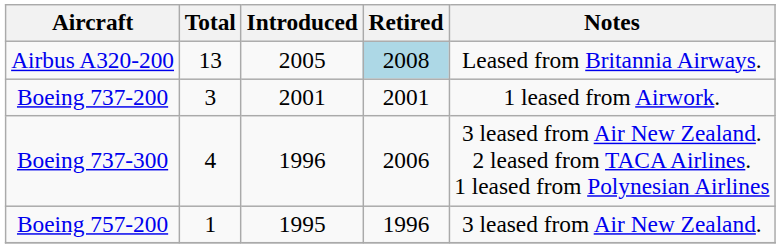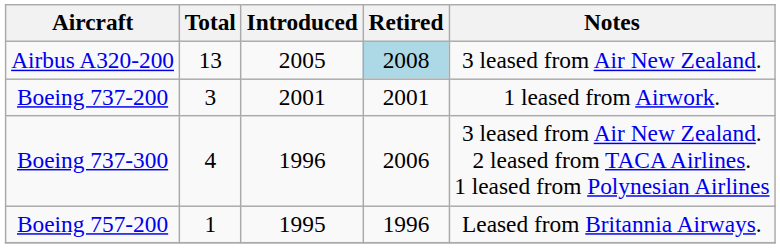(612, 60) Leased from Britannia Airways. -> (612, 60) 3 leased from Air New Zealand.
(612, 223) 3 leased from Air New Zealand. -> (612, 223) Leased from Britannia Airways.
